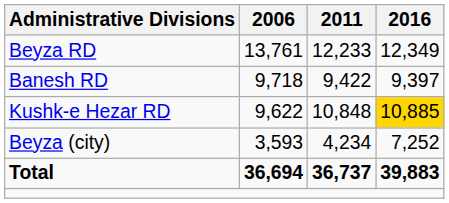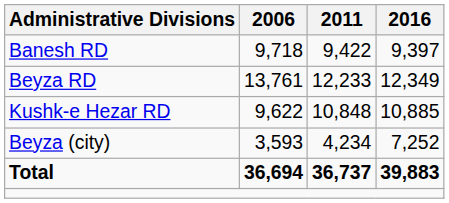rows swapped: (59, 81) <-> (53, 50)
(410, 111) gold background -> (410, 111) no background
